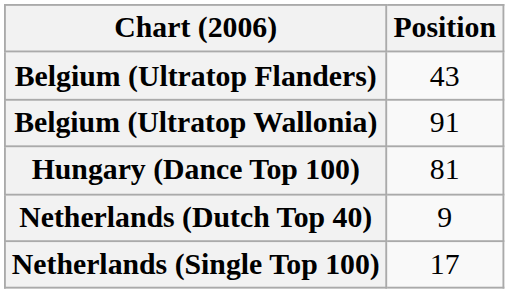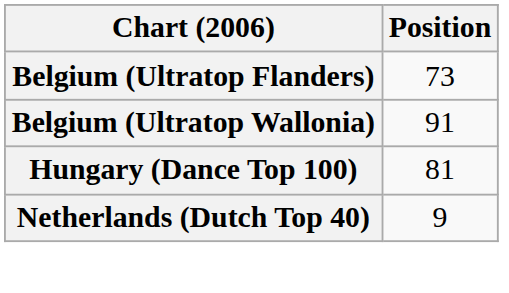(445, 75) 43 -> (440, 75) 73
- row: (196, 264)
